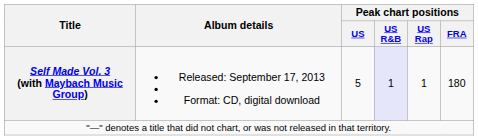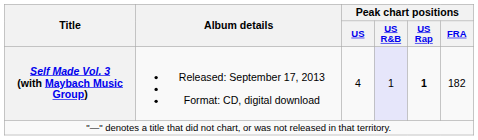(358, 83) 5 -> (358, 83) 4
(424, 83) normal -> (424, 83) bold
(457, 83) 180 -> (457, 83) 182
